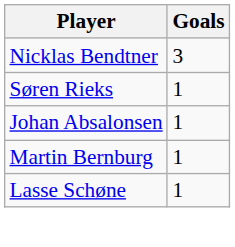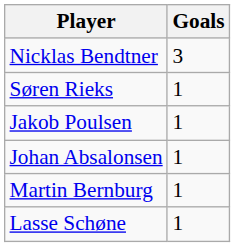+ row: (71, 122)
